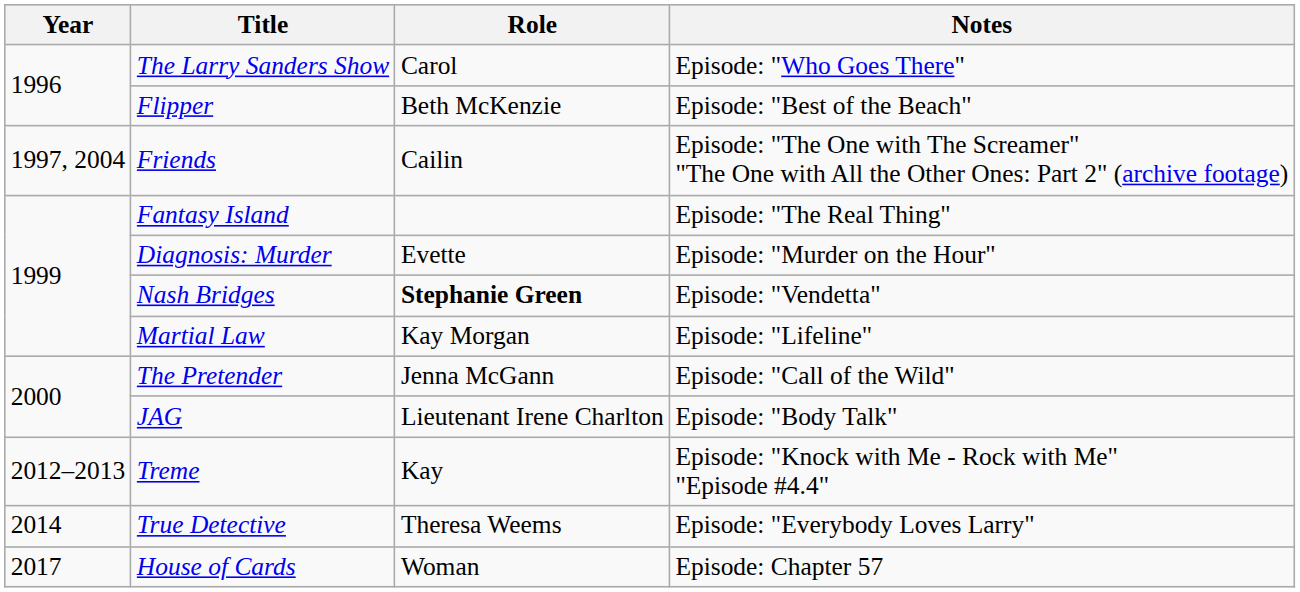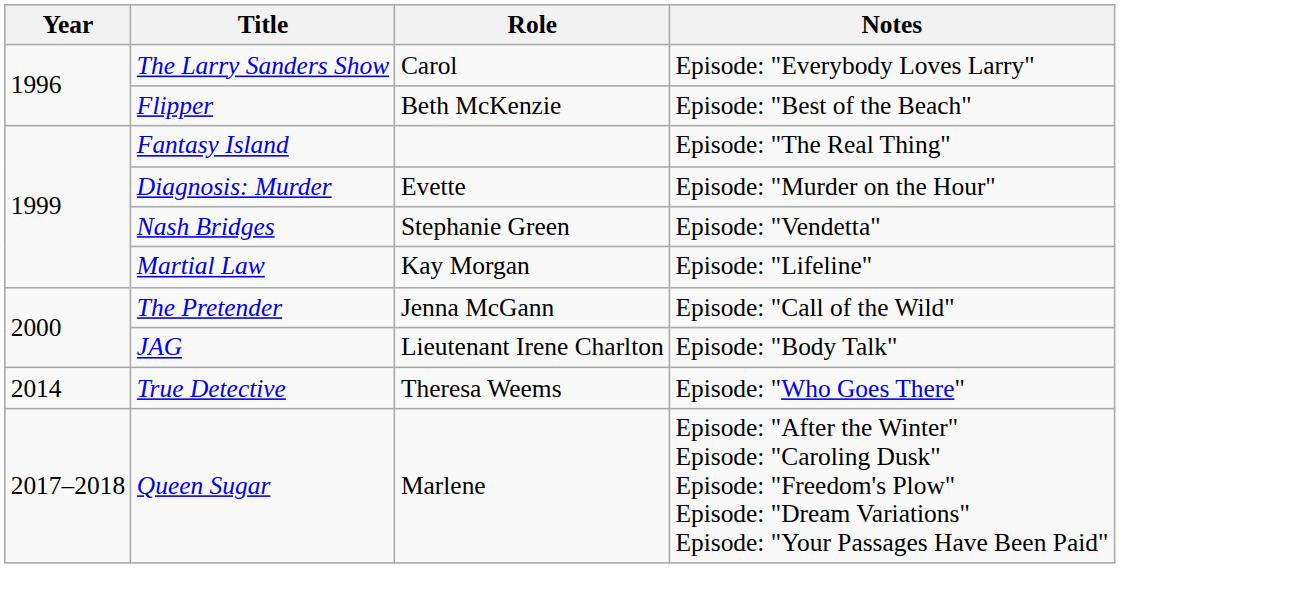(820, 65) Episode: "Who Goes There" -> (855, 65) Episode: "Everybody Loves Larry"
- row: (176, 160)
(491, 295) bold -> (485, 226) normal
- row: (168, 471)
(855, 525) Episode: "Everybody Loves Larry" -> (820, 387) Episode: "Who Goes There"
- row: (216, 566)
+ row: (204, 485)
